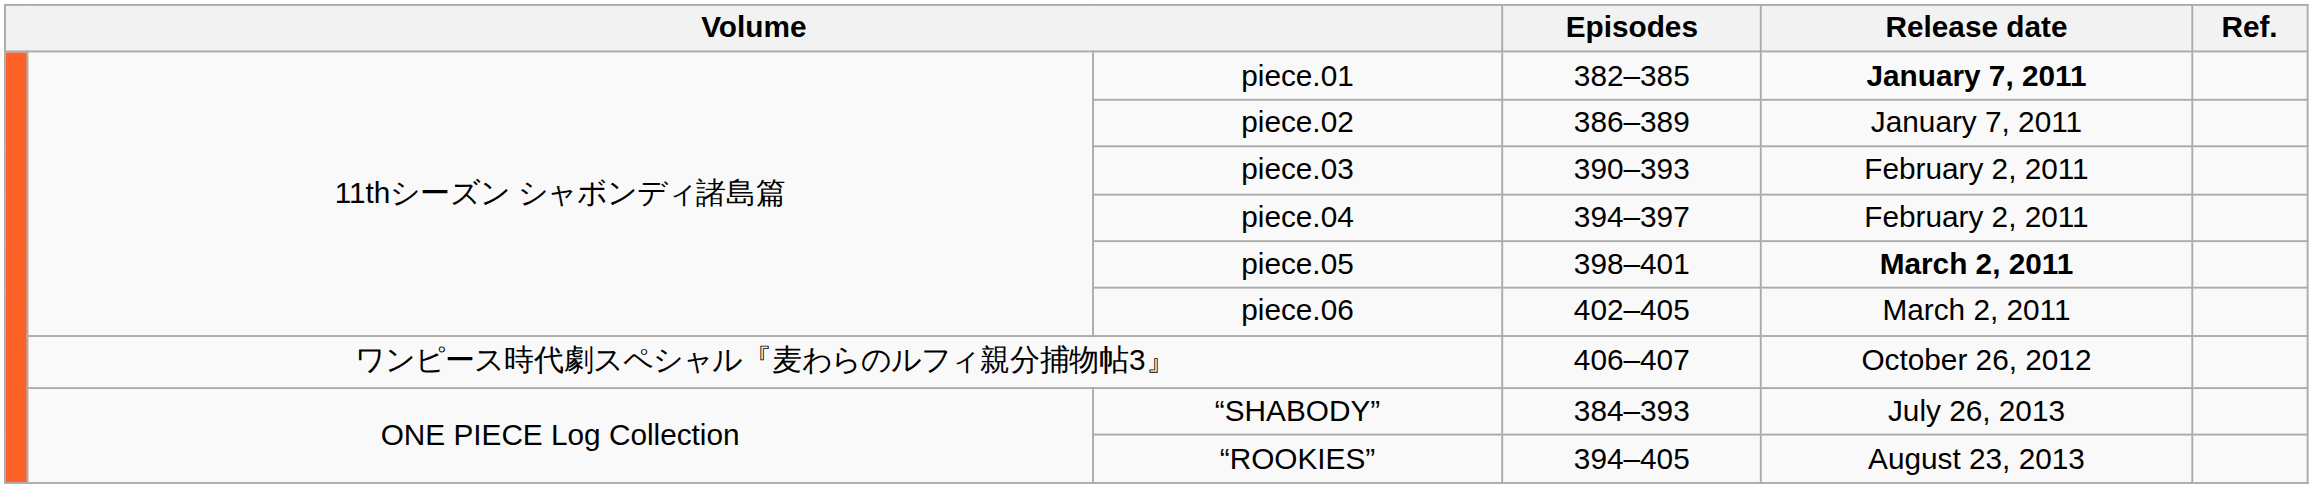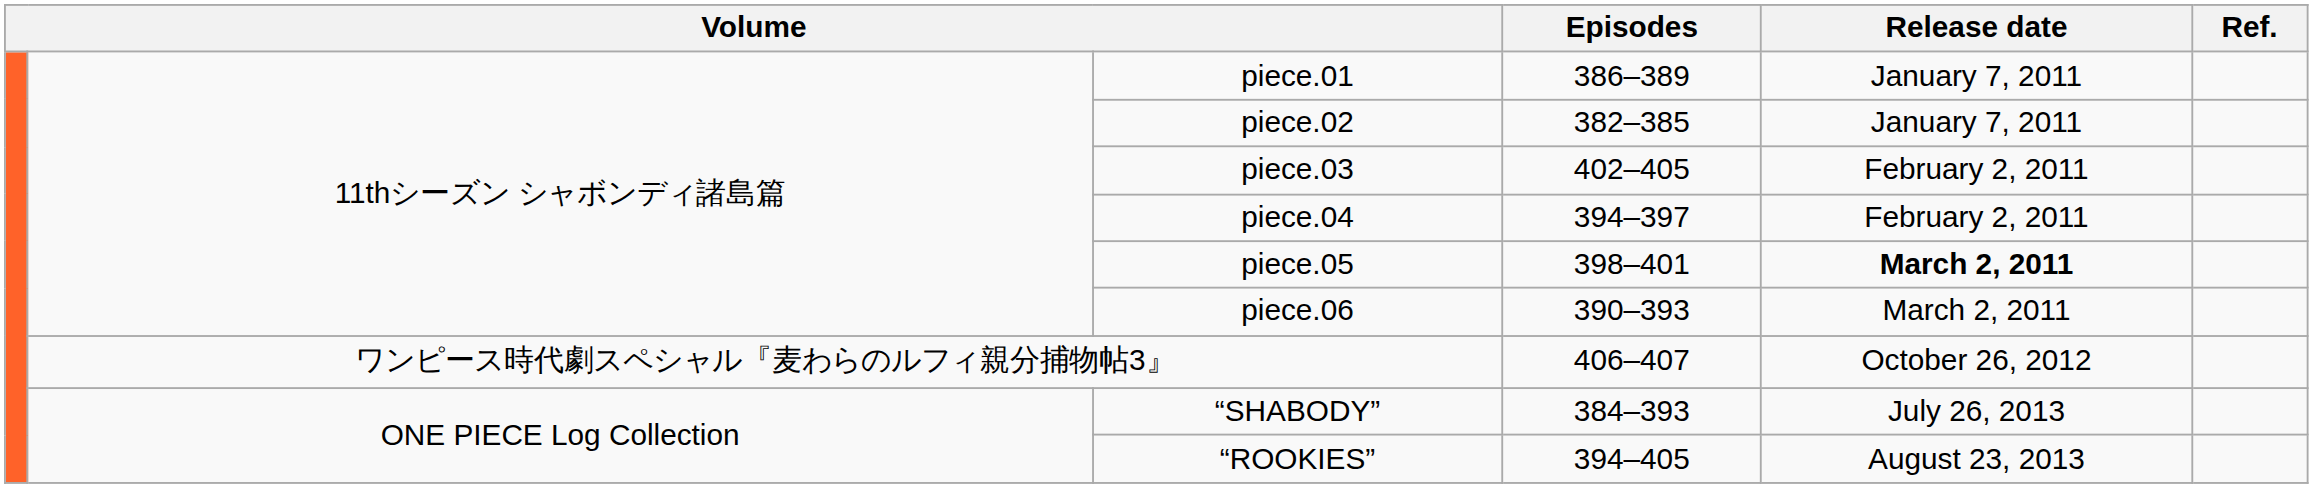(1632, 75) 382–385 -> (1632, 75) 386–389
(1976, 75) bold -> (1976, 75) normal
(1632, 122) 386–389 -> (1632, 122) 382–385
(1632, 169) 390–393 -> (1632, 169) 402–405
(1632, 311) 402–405 -> (1632, 311) 390–393
